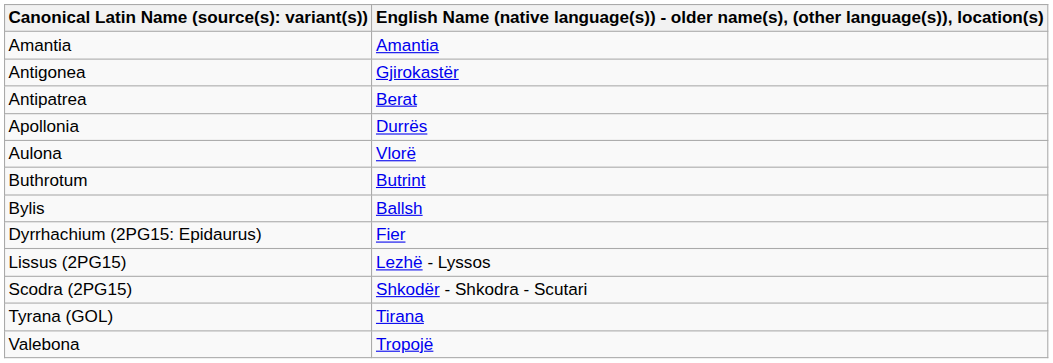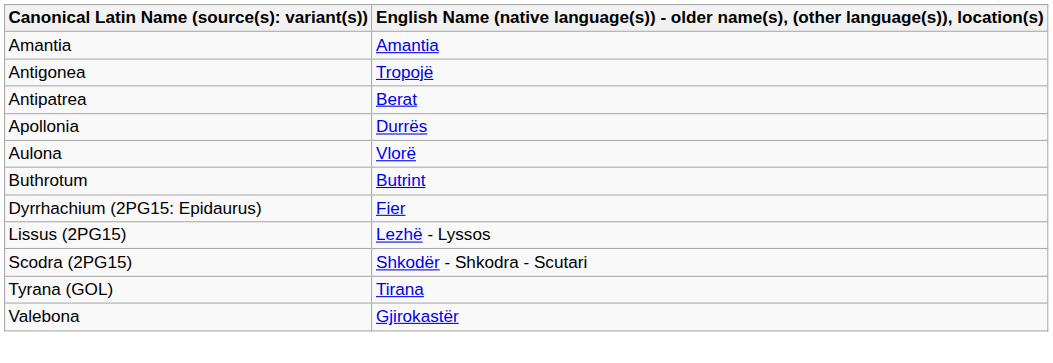(417, 72) Gjirokastër -> (405, 72) Tropojë
- row: (27, 208)
(405, 343) Tropojë -> (417, 316) Gjirokastër
